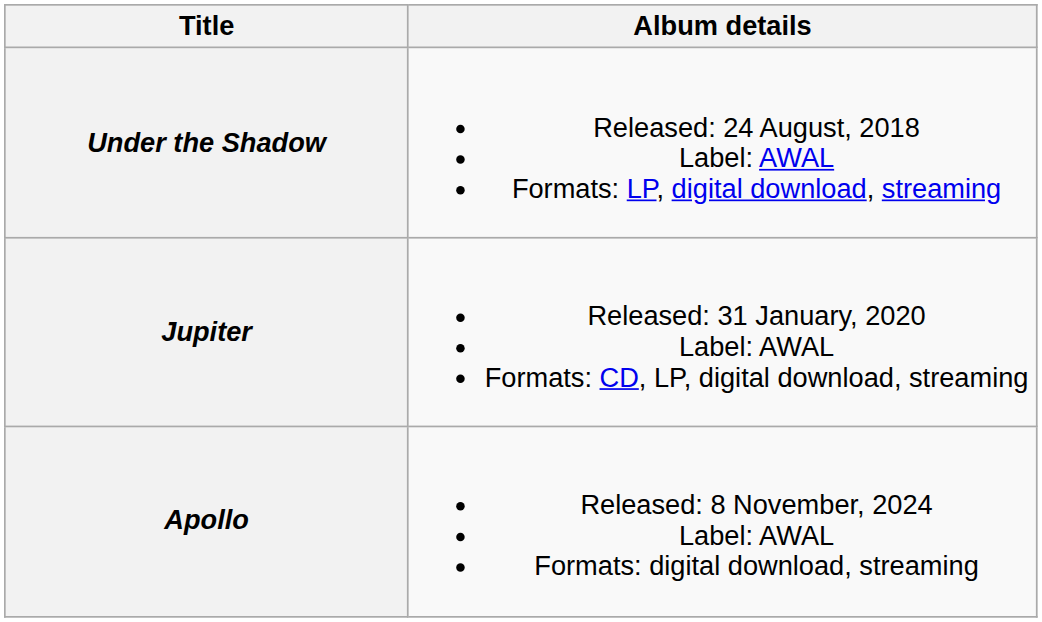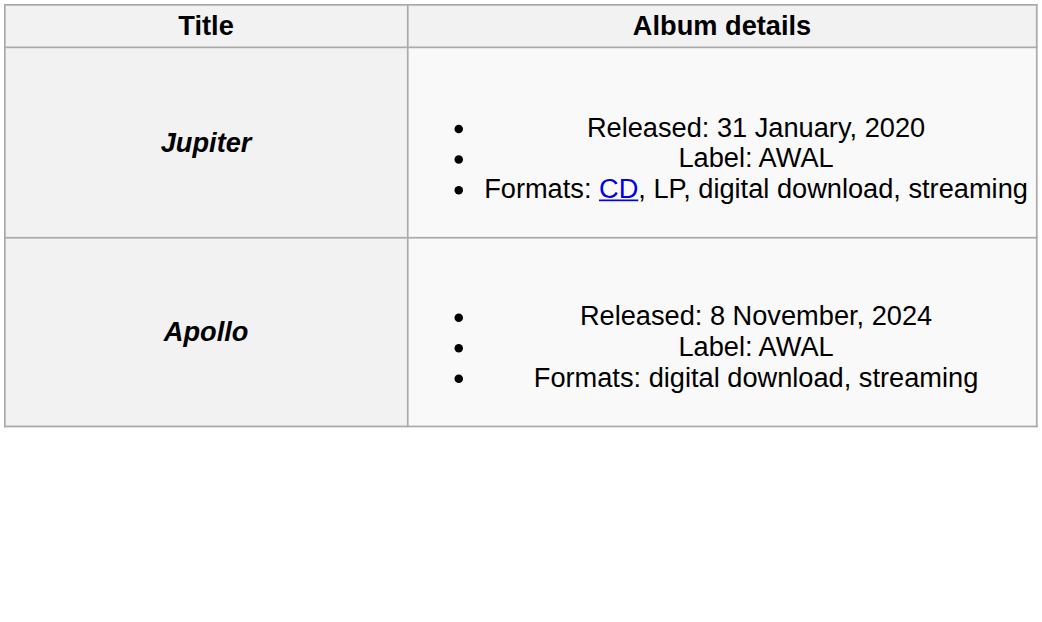- row: (207, 142)
